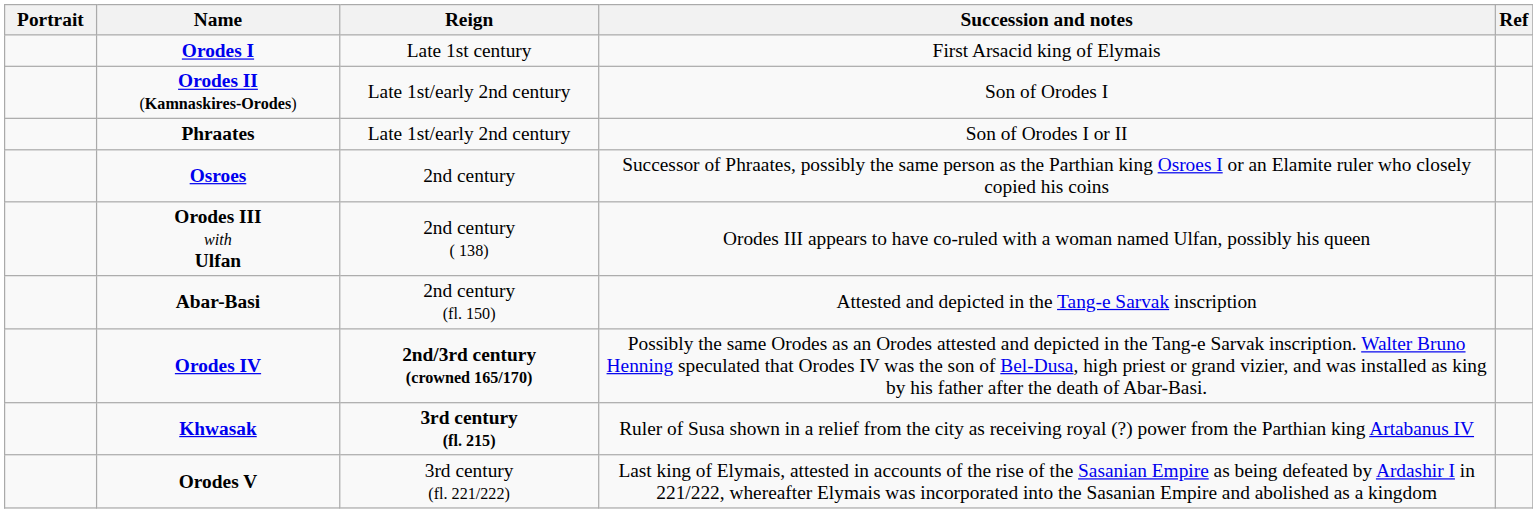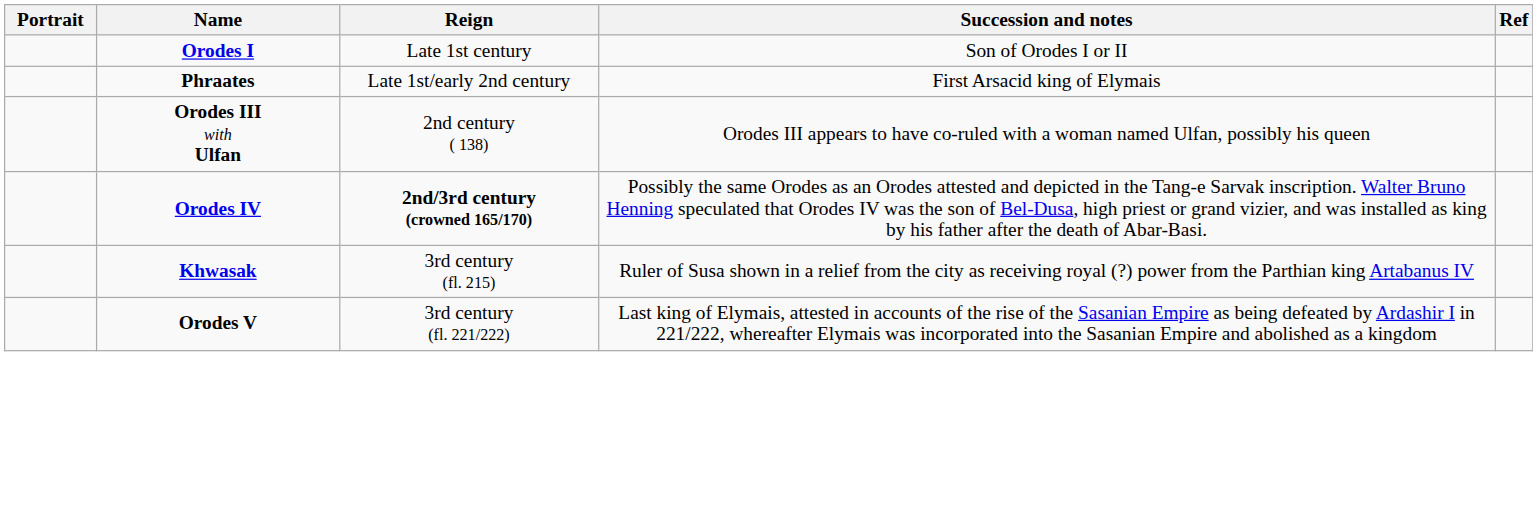(1047, 50) First Arsacid king of Elymais -> (1047, 50) Son of Orodes I or II
- row: (218, 92)
(1047, 133) Son of Orodes I or II -> (1047, 81) First Arsacid king of Elymais
- row: (218, 175)
- row: (218, 302)
(469, 428) bold -> (469, 271) normal
